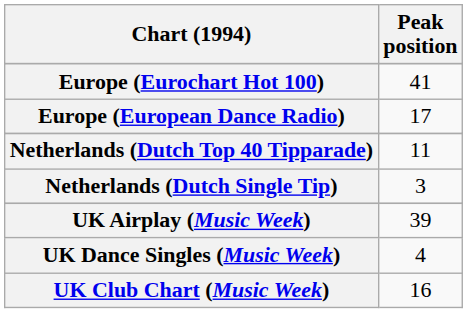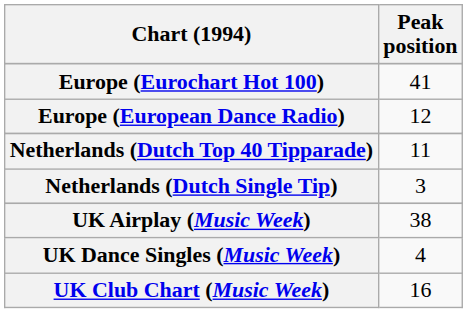(420, 116) 17 -> (420, 116) 12
(420, 220) 39 -> (420, 220) 38
